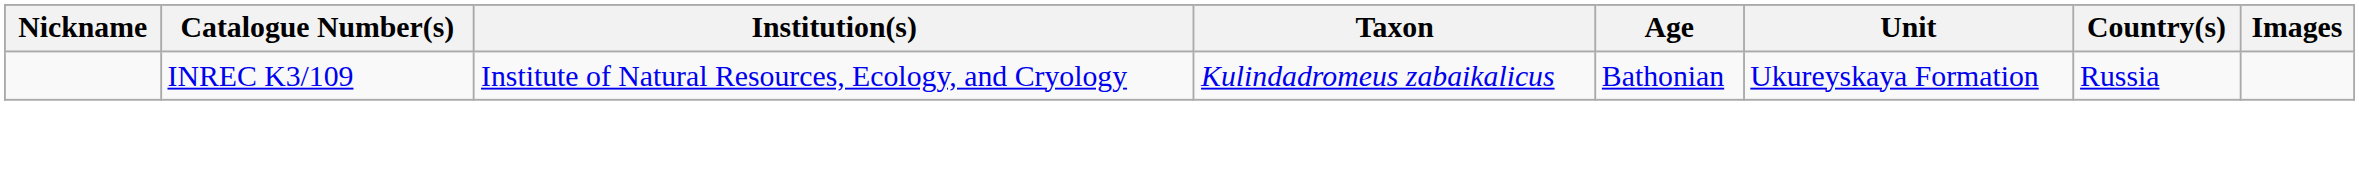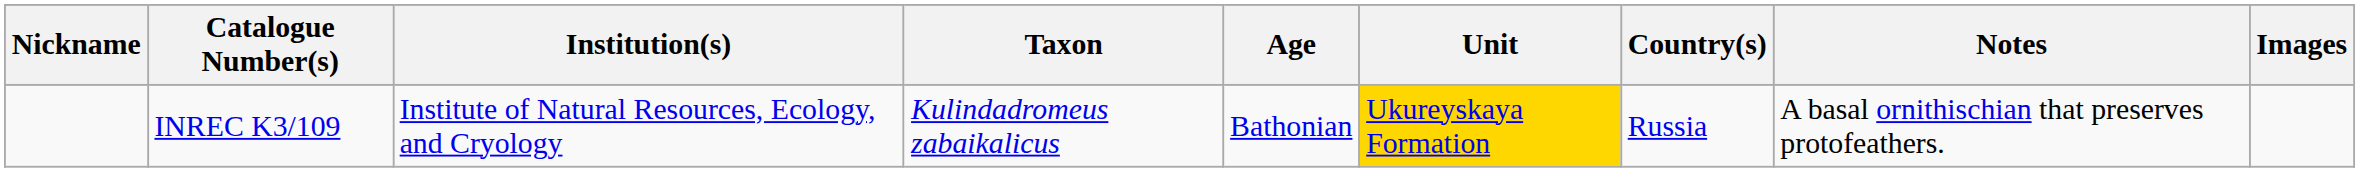+ column: (2011, 44)
(1895, 75) no background -> (1445, 125) gold background
